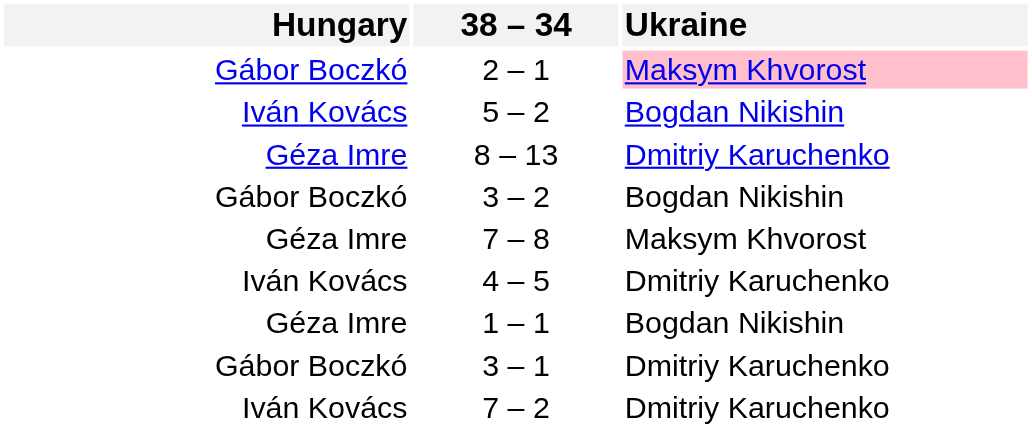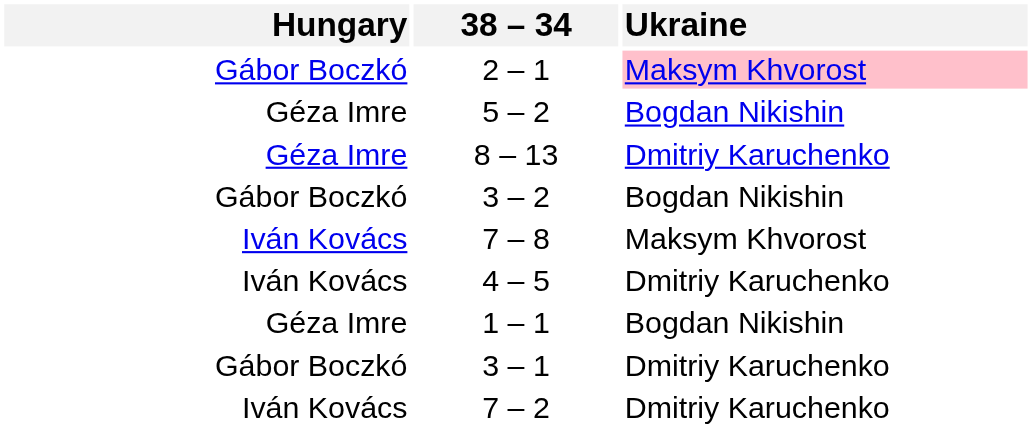(325, 112) Iván Kovács -> (337, 112) Géza Imre
(337, 238) Géza Imre -> (325, 238) Iván Kovács
